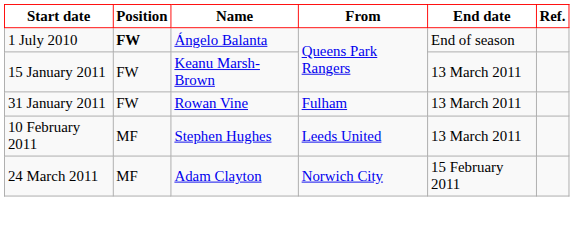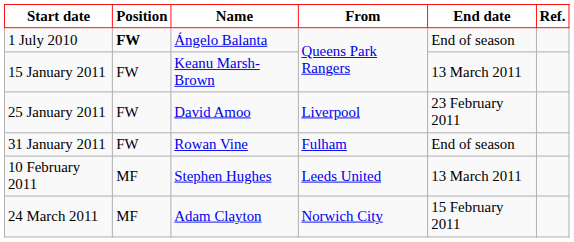+ row: (57, 112)
(476, 103) 13 March 2011 -> (473, 144) End of season
